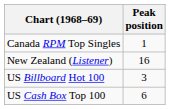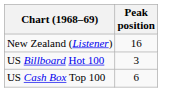- row: (64, 43)
